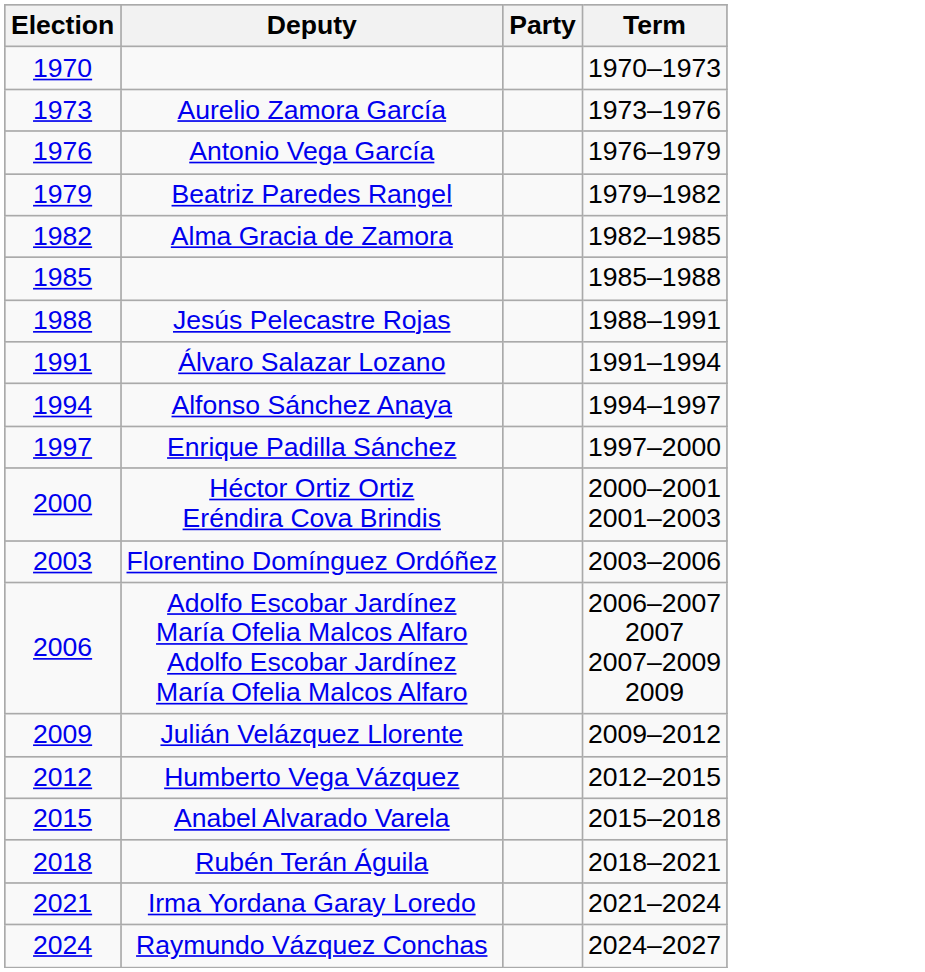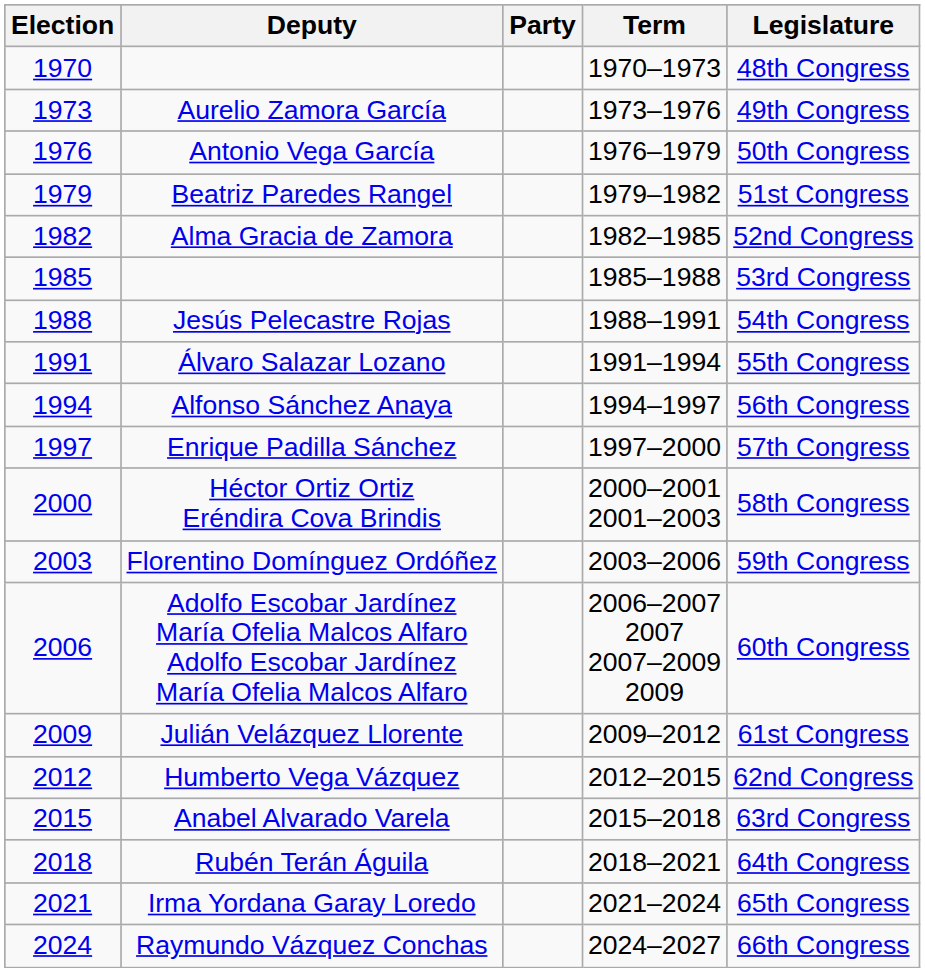+ column: (823, 25)
